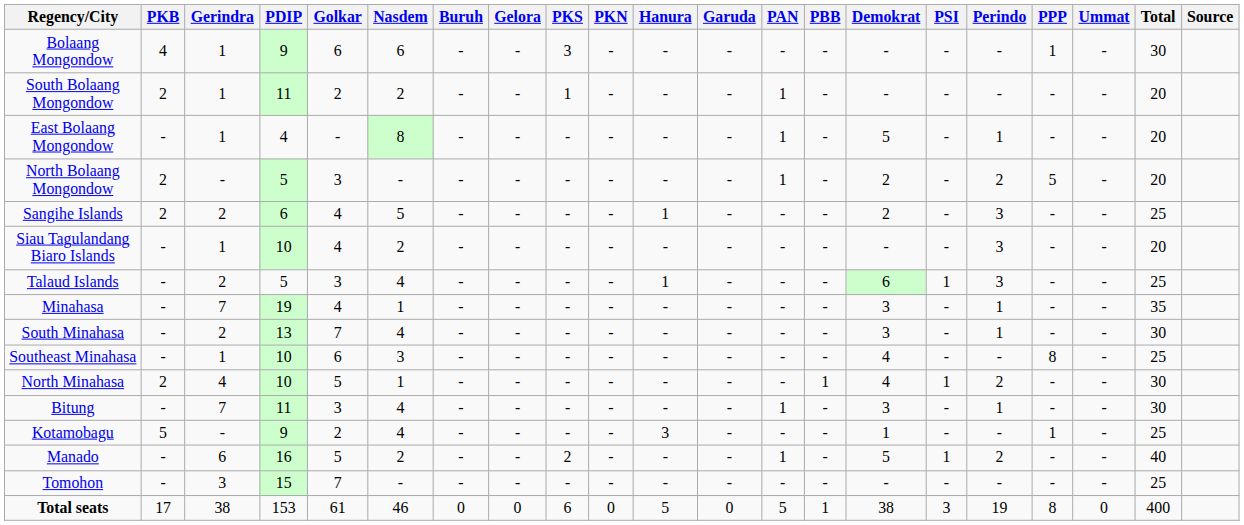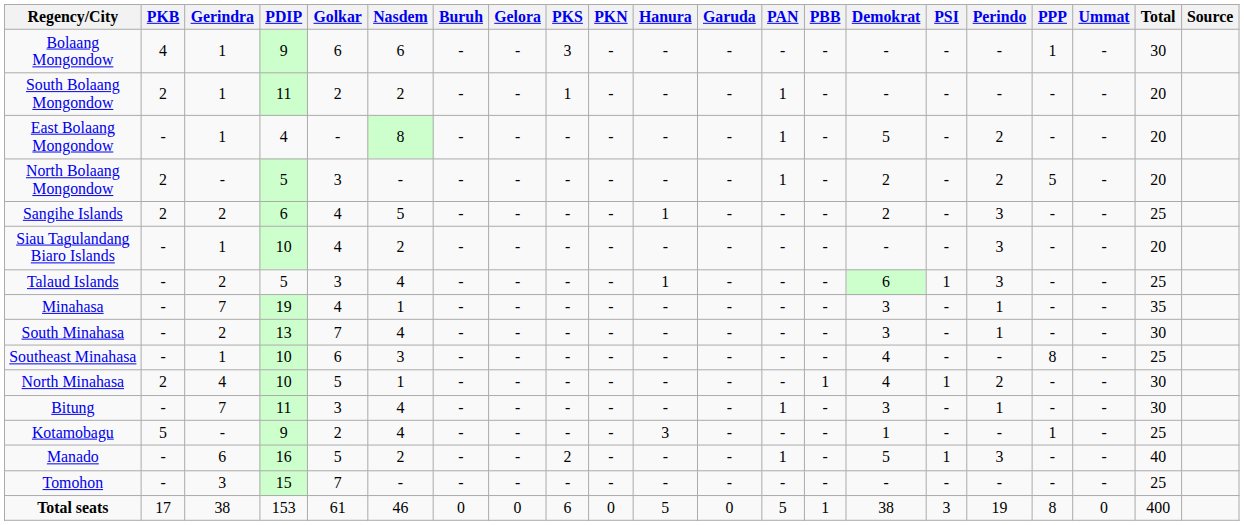(999, 136) 1 -> (999, 136) 2
(999, 457) 2 -> (999, 457) 3
